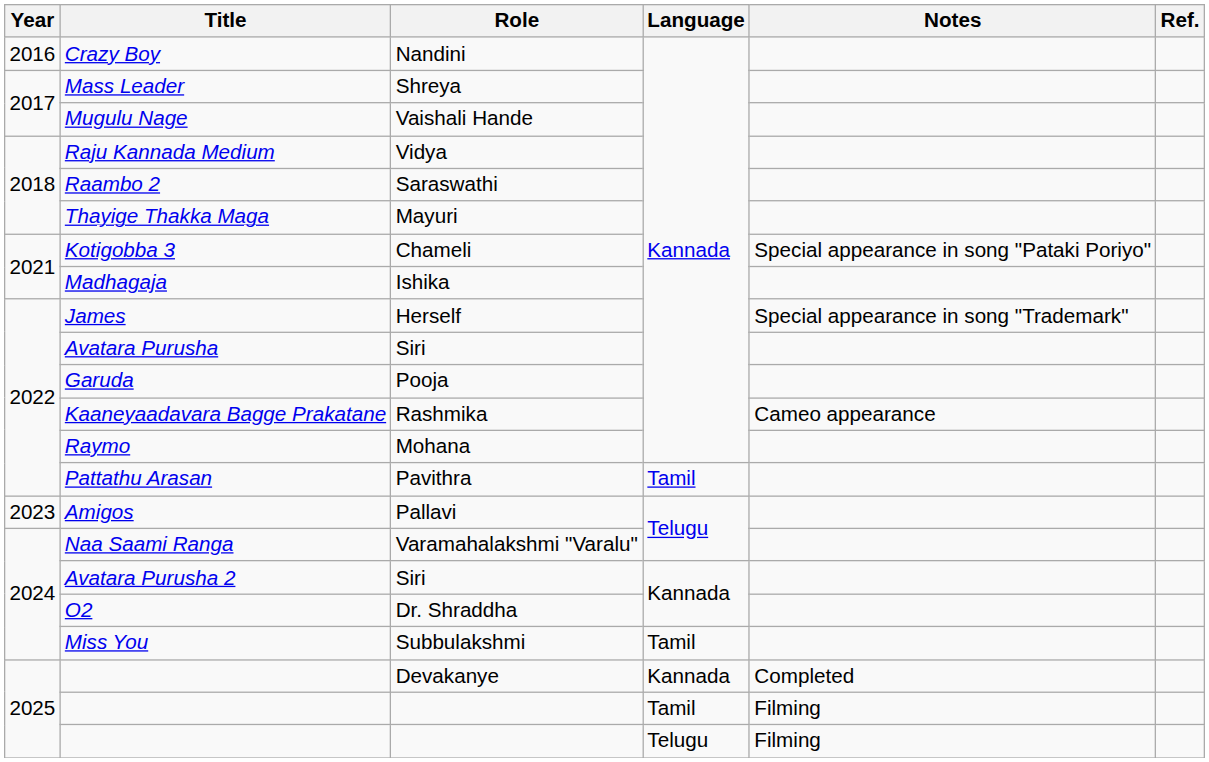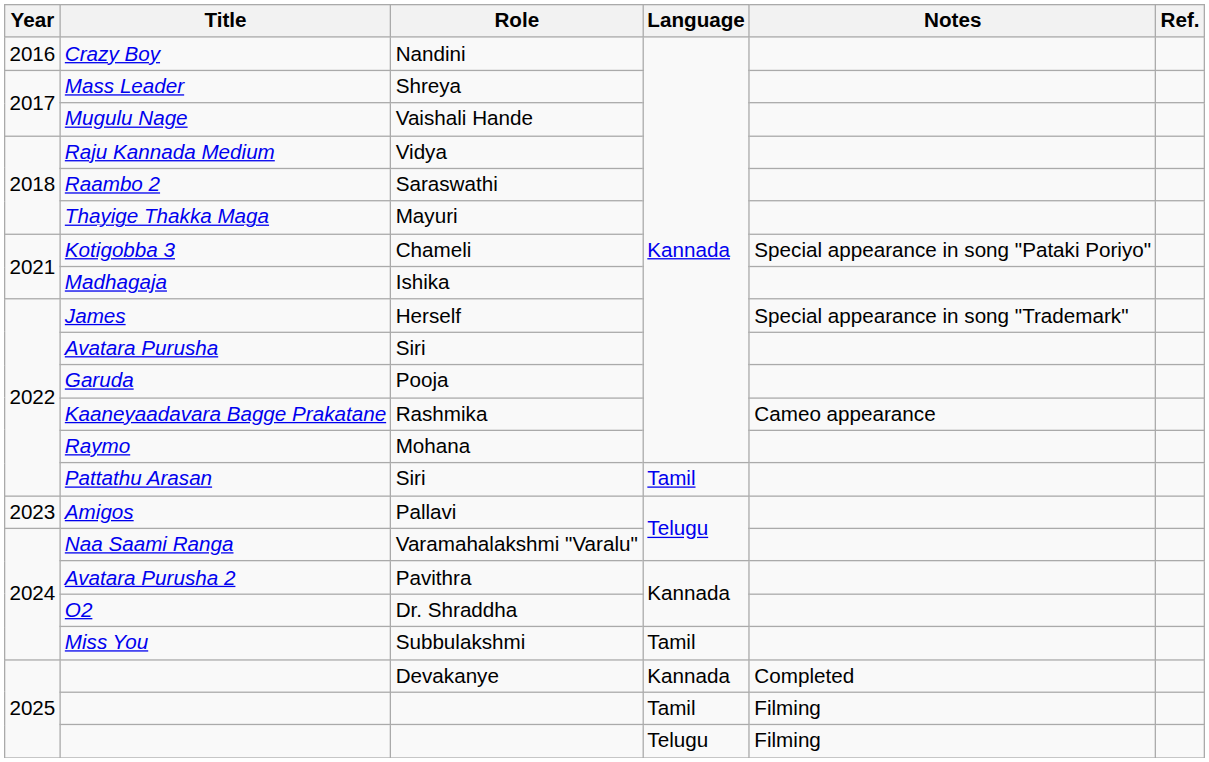(434, 479) Pavithra -> (411, 479) Siri
(411, 577) Siri -> (434, 577) Pavithra
